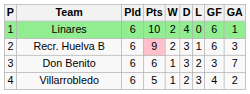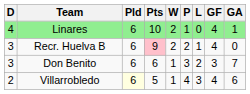columns swapped: (10, 13) <-> (187, 13)
(214, 30) 6 -> (214, 30) 4
(214, 47) 6 -> (214, 47) 4
(235, 47) 3 -> (235, 47) 0
(133, 81) no background -> (133, 81) lightyellow background
(235, 81) 2 -> (235, 81) 6
